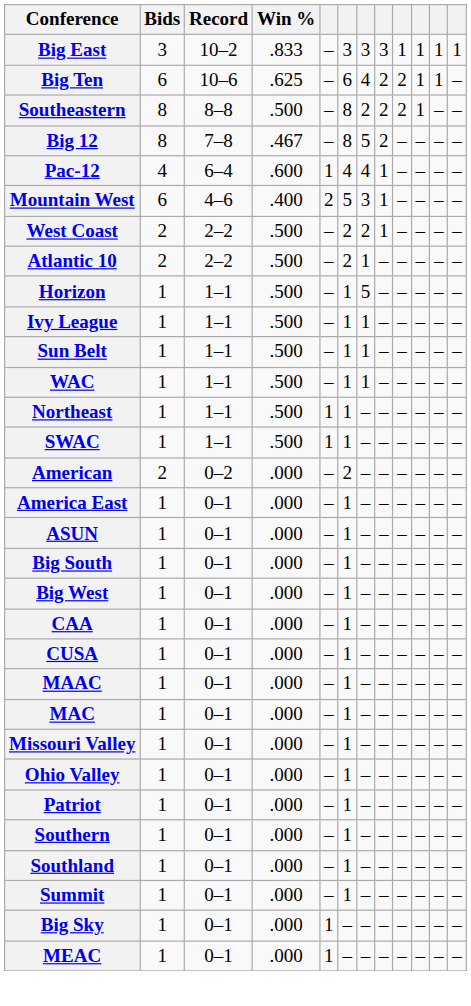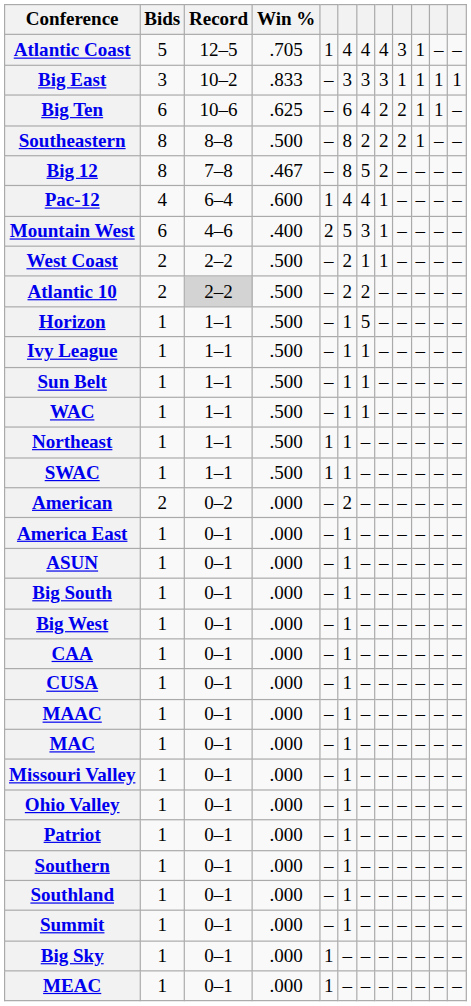+ row: (72, 49)
(365, 230) 2 -> (365, 261) 1
(219, 261) no background -> (219, 291) lightgrey background
(365, 261) 1 -> (365, 291) 2
